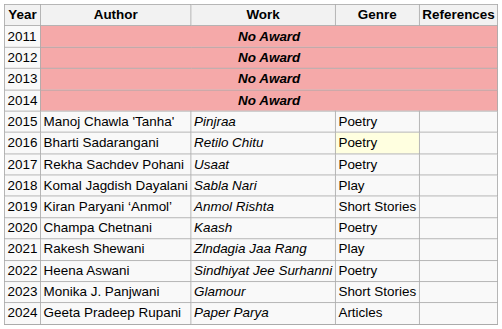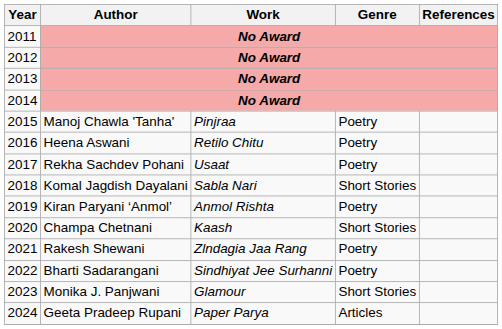(101, 143) Bharti Sadarangani -> (87, 143) Heena Aswani
(358, 143) lightyellow background -> (358, 143) no background
(351, 185) Play -> (377, 185) Short Stories
(377, 206) Short Stories -> (358, 206) Poetry
(358, 228) Poetry -> (377, 228) Short Stories
(351, 249) Play -> (358, 249) Poetry
(87, 270) Heena Aswani -> (101, 270) Bharti Sadarangani
